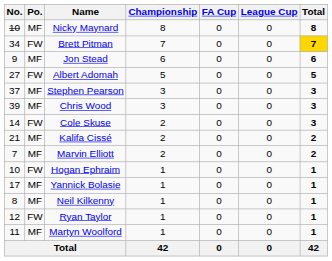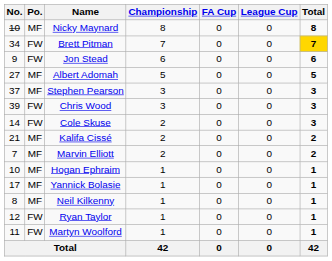(35, 59) MF -> (35, 59) FW
(35, 75) FW -> (35, 75) MF
(35, 106) MF -> (35, 106) FW
(35, 169) FW -> (35, 169) MF
(35, 232) MF -> (35, 232) FW
